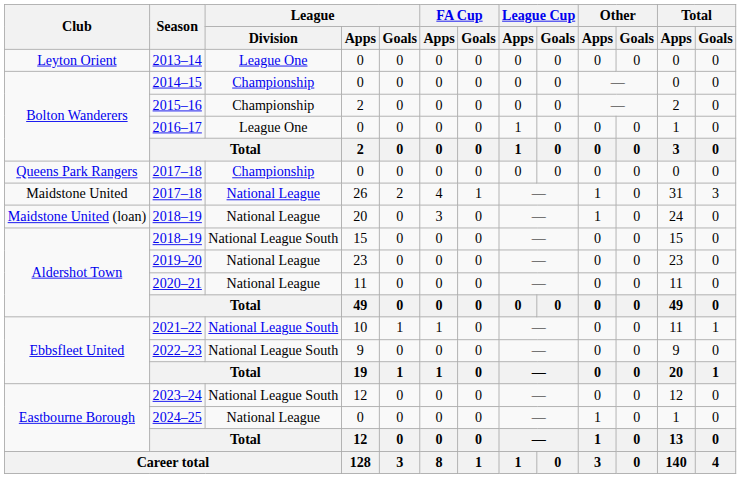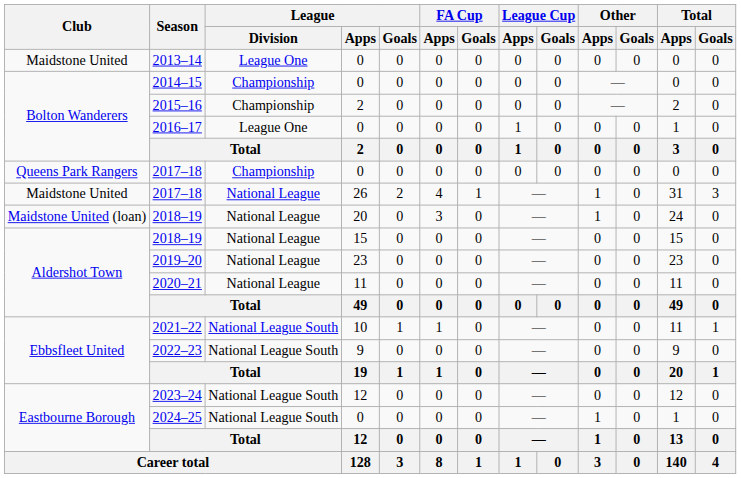(77, 60) Leyton Orient -> (77, 60) Maidstone United
(273, 238) National League South -> (273, 238) National League
(273, 417) National League -> (273, 417) National League South
